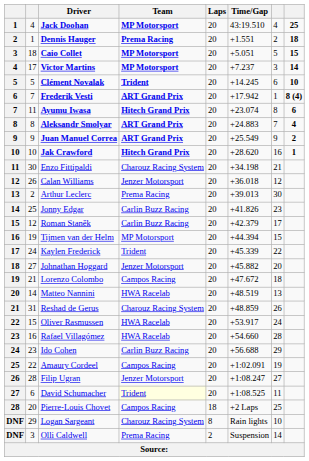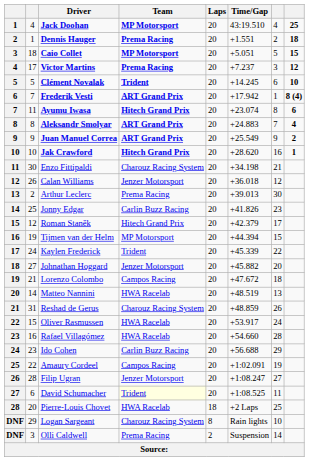(150, 67) MP Motorsport -> (147, 67) Prema Racing
(294, 67) 14 -> (294, 67) 12
(155, 223) Carlin Buzz Racing -> (153, 223) Hitech Grand Prix
(148, 406) Campos Racing -> (146, 406) HWA Racelab
